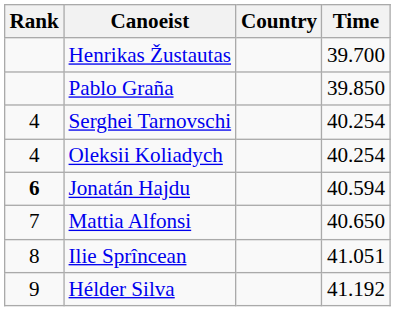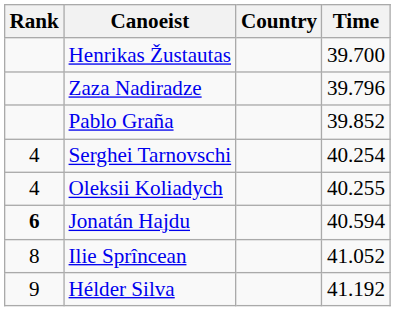+ row: (135, 88)
(356, 88) 39.850 -> (356, 121) 39.852
(356, 155) 40.254 -> (356, 188) 40.255
- row: (130, 222)
(356, 255) 41.051 -> (356, 255) 41.052
